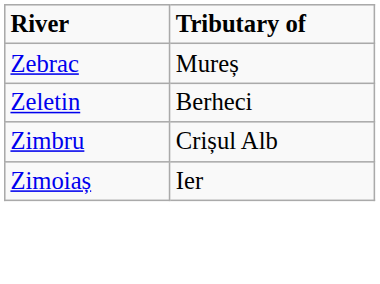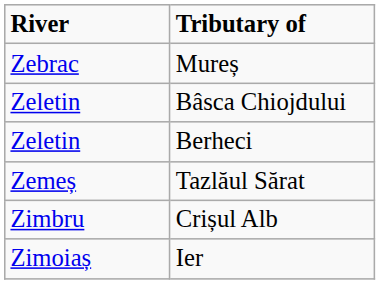+ row: (261, 102)
+ row: (240, 180)
